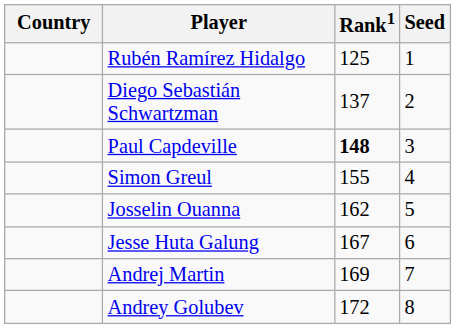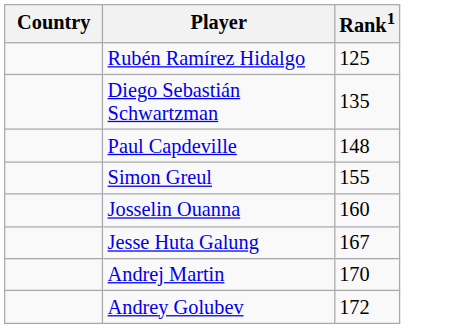- column: (425, 23)
(354, 101) 137 -> (354, 101) 135
(354, 145) bold -> (354, 145) normal
(354, 210) 162 -> (354, 210) 160
(354, 274) 169 -> (354, 274) 170
